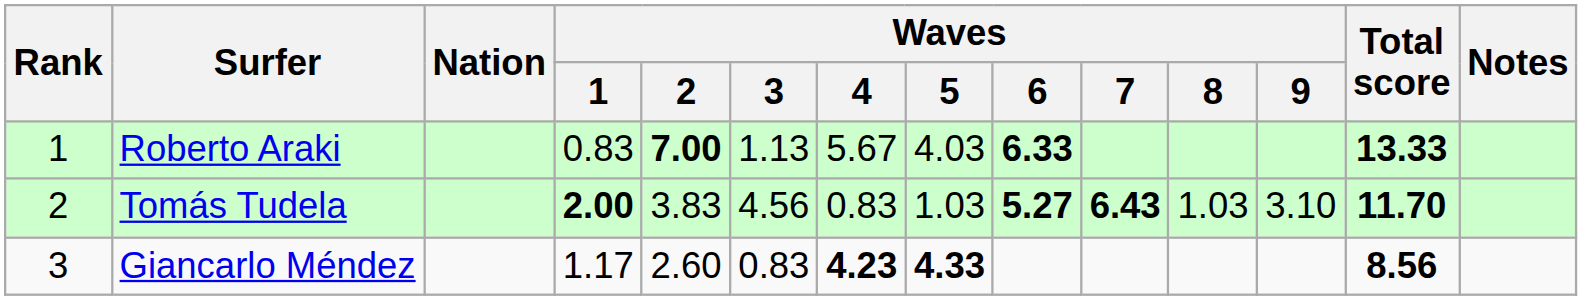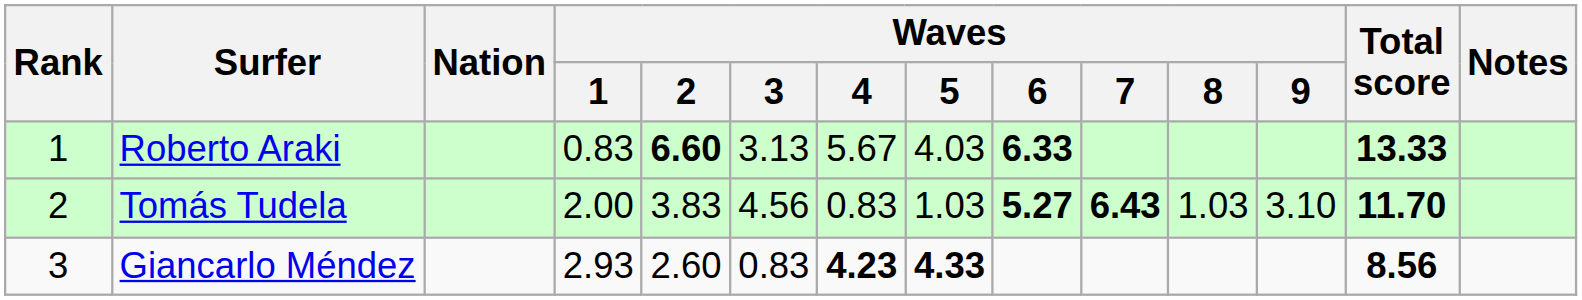(686, 149) 7.00 -> (686, 149) 6.60
(774, 149) 1.13 -> (774, 149) 3.13
(598, 206) bold -> (598, 206) normal
(598, 264) 1.17 -> (598, 264) 2.93
